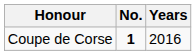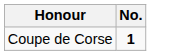- column: (168, 15)
